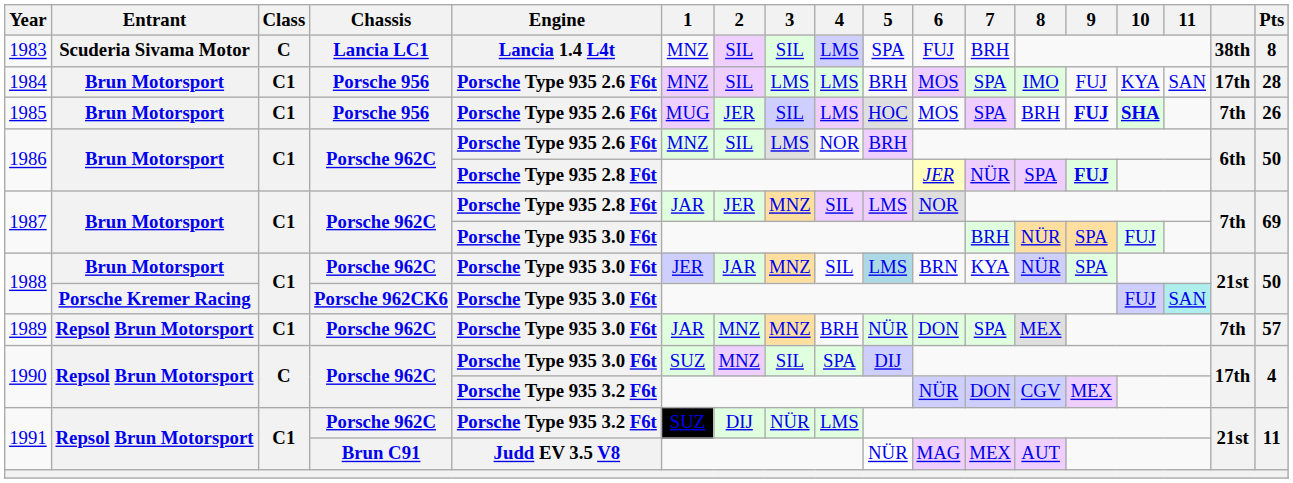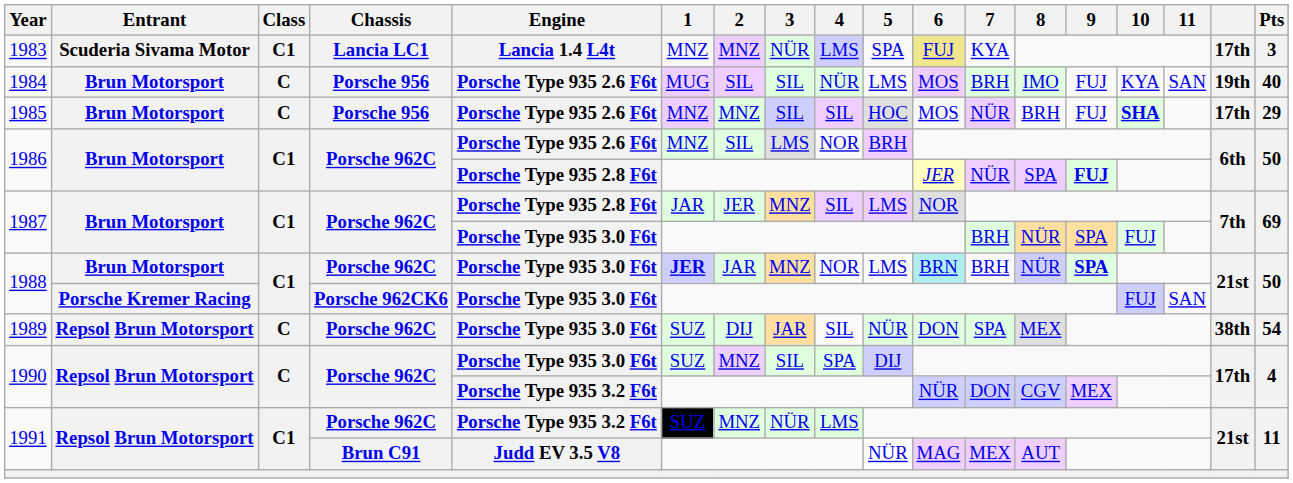(284, 50) C -> (284, 50) C1
(739, 50) SIL -> (739, 50) MNZ
(790, 50) SIL -> (790, 50) NÜR
(938, 50) no background -> (938, 50) khaki background
(990, 50) BRH -> (990, 50) KYA
(1233, 50) 38th -> (1233, 50) 17th
(1272, 50) 8 -> (1272, 50) 3
(284, 81) C1 -> (284, 81) C
(688, 81) MNZ -> (688, 81) MUG
(790, 81) LMS -> (790, 81) SIL
(839, 81) LMS -> (839, 81) NÜR
(888, 81) BRH -> (888, 81) LMS
(990, 81) SPA -> (990, 81) BRH
(1233, 81) 17th -> (1233, 81) 19th
(1272, 81) 28 -> (1272, 81) 40
(284, 112) C1 -> (284, 112) C
(688, 112) MUG -> (688, 112) MNZ
(739, 112) JER -> (739, 112) MNZ
(839, 112) LMS -> (839, 112) SIL
(990, 112) SPA -> (990, 112) NÜR
(1091, 112) bold -> (1091, 112) normal
(1233, 112) 7th -> (1233, 112) 17th
(1272, 112) 26 -> (1272, 112) 29
(688, 267) normal -> (688, 267) bold
(839, 267) SIL -> (839, 267) NOR
(888, 267) lightblue background -> (888, 267) no background
(938, 267) no background -> (938, 267) paleturquoise background
(990, 267) KYA -> (990, 267) BRH
(1091, 267) normal -> (1091, 267) bold
(1187, 298) paleturquoise background -> (1187, 298) no background
(284, 329) C1 -> (284, 329) C
(688, 329) JAR -> (688, 329) SUZ
(739, 329) MNZ -> (739, 329) DIJ
(790, 329) MNZ -> (790, 329) JAR
(839, 329) BRH -> (839, 329) SIL
(1233, 329) 7th -> (1233, 329) 38th
(1272, 329) 57 -> (1272, 329) 54
(739, 422) DIJ -> (739, 422) MNZ
